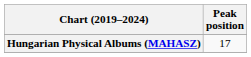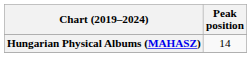(225, 43) 17 -> (225, 43) 14
